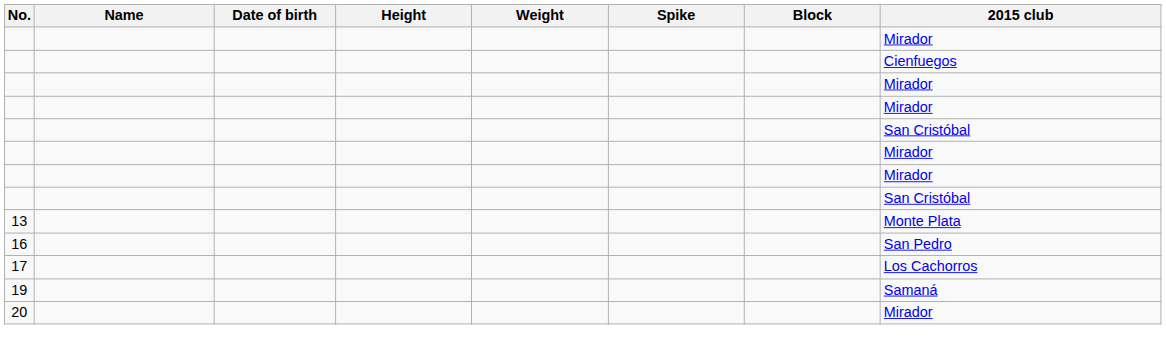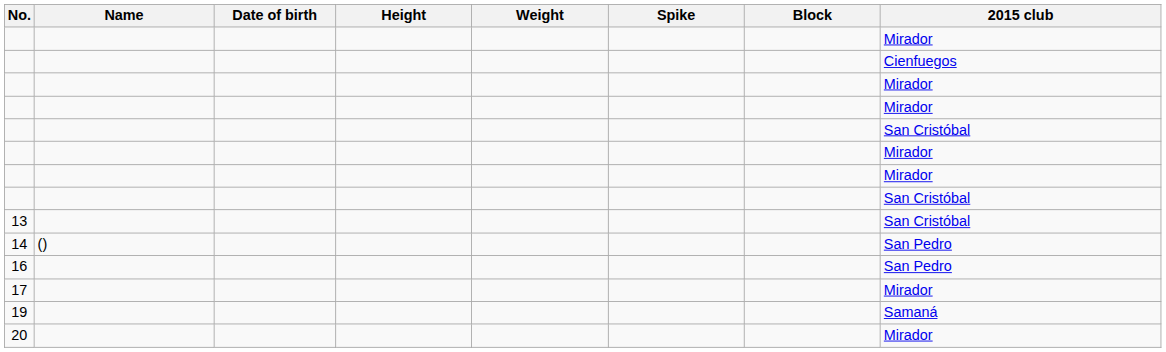(922, 221) Monte Plata -> (927, 221) San Cristóbal
+ row: (19, 244)
(931, 267) Los Cachorros -> (908, 289) Mirador
